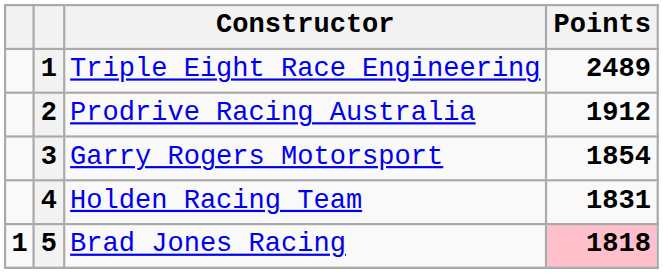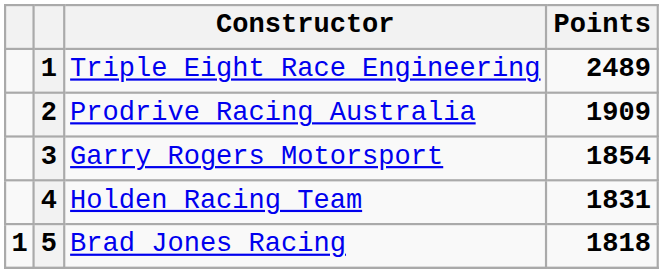(618, 115) 1912 -> (618, 115) 1909
(618, 246) pink background -> (618, 246) no background
